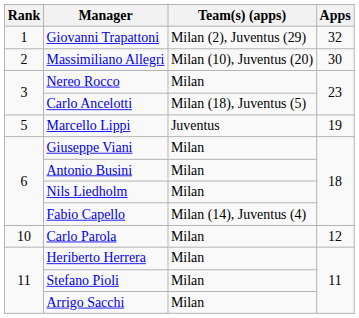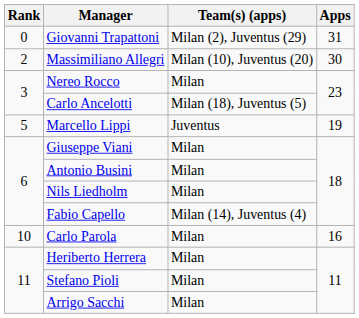(24, 37) 1 -> (24, 37) 0
(335, 37) 32 -> (335, 37) 31
(335, 236) 12 -> (335, 236) 16
